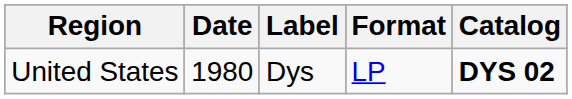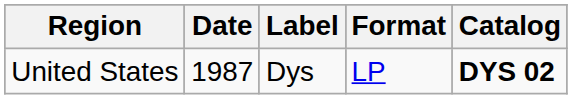(222, 70) 1980 -> (222, 70) 1987
